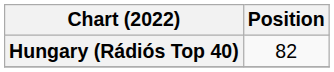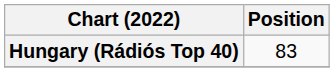(286, 50) 82 -> (286, 50) 83
